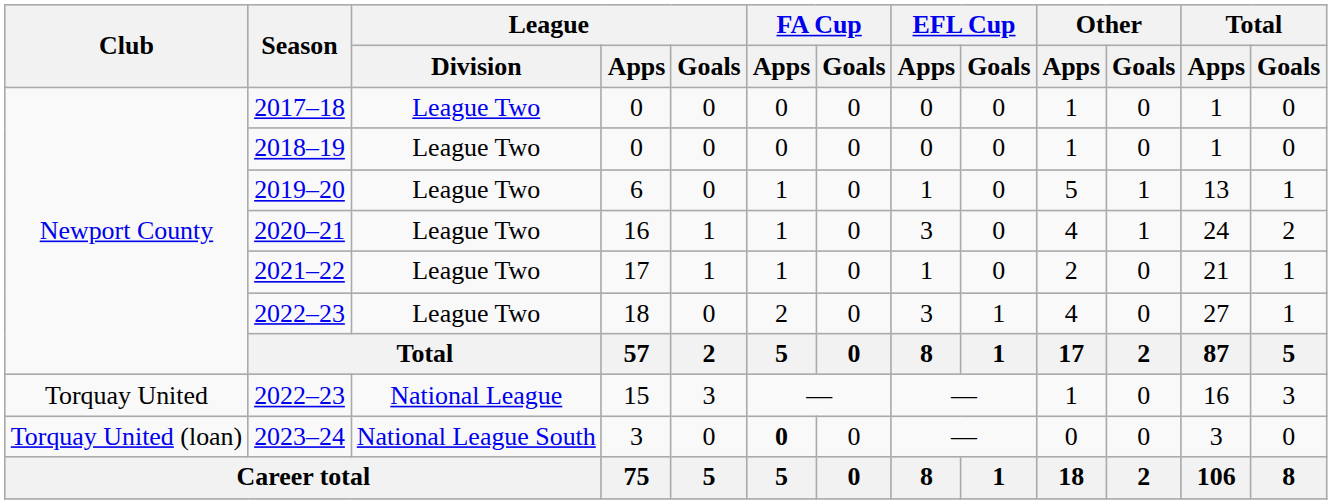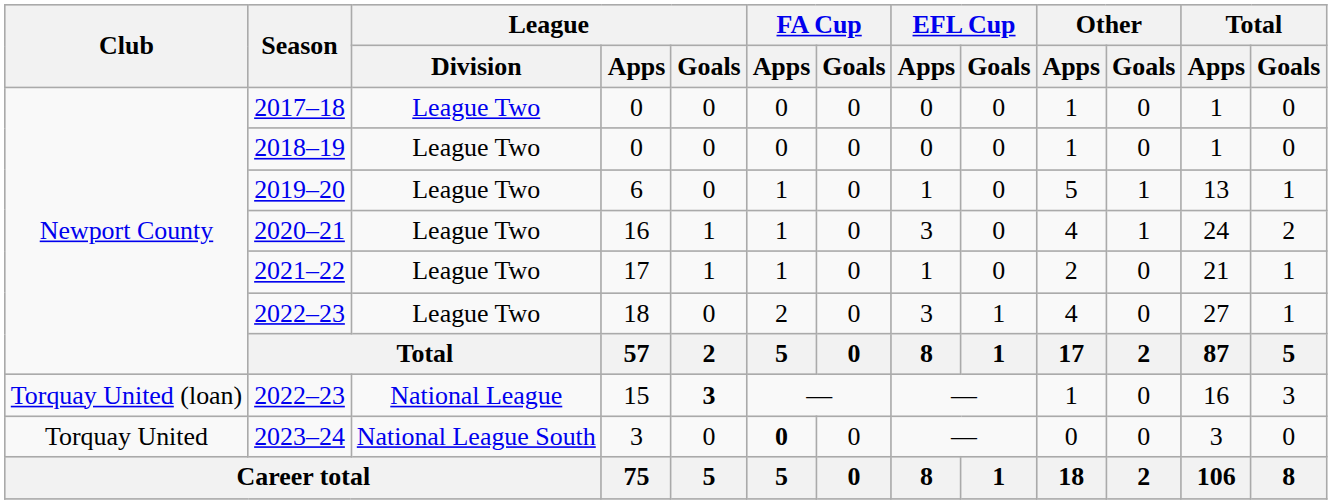(126, 395) Torquay United -> (126, 395) Torquay United (loan)
(709, 395) normal -> (709, 395) bold
(126, 436) Torquay United (loan) -> (126, 436) Torquay United
